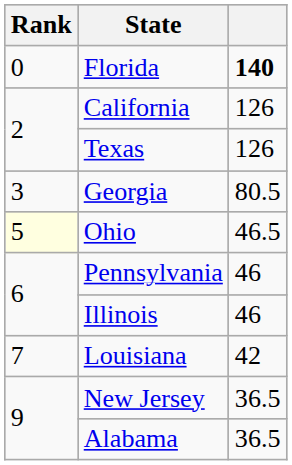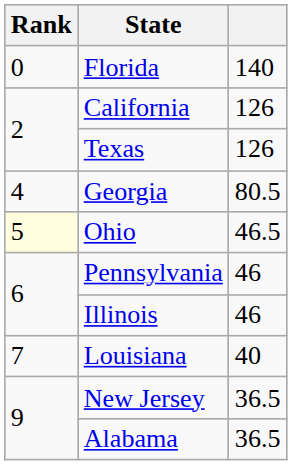(254, 66) bold -> (254, 66) normal
(17, 190) 3 -> (17, 190) 4
(248, 356) 42 -> (248, 356) 40
